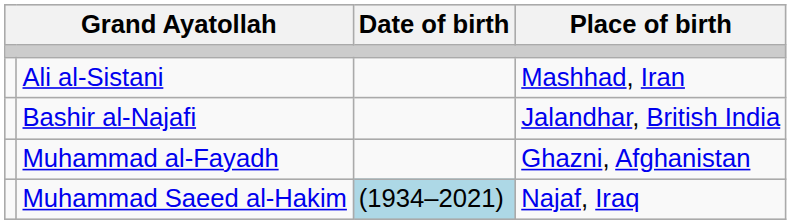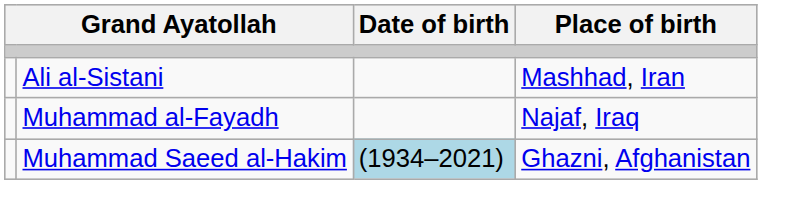- row: (109, 117)
(636, 158) Ghazni, Afghanistan -> (580, 117) Najaf, Iraq
(580, 198) Najaf, Iraq -> (636, 158) Ghazni, Afghanistan
